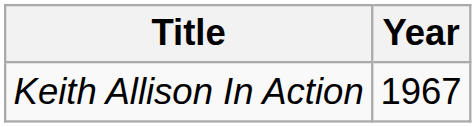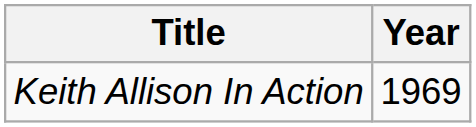(421, 91) 1967 -> (421, 91) 1969
